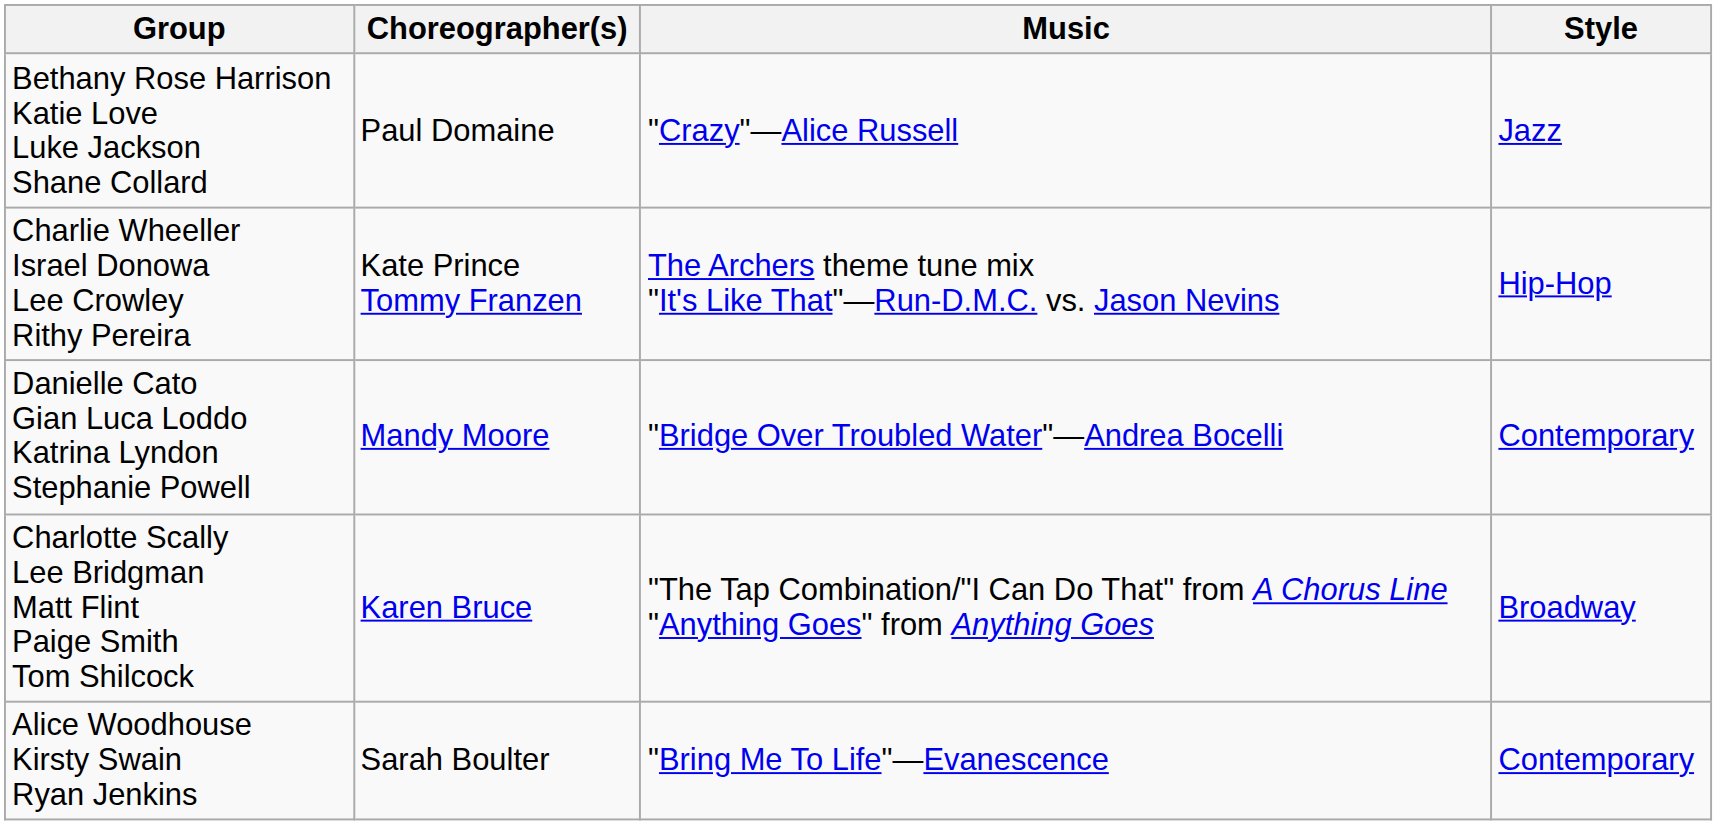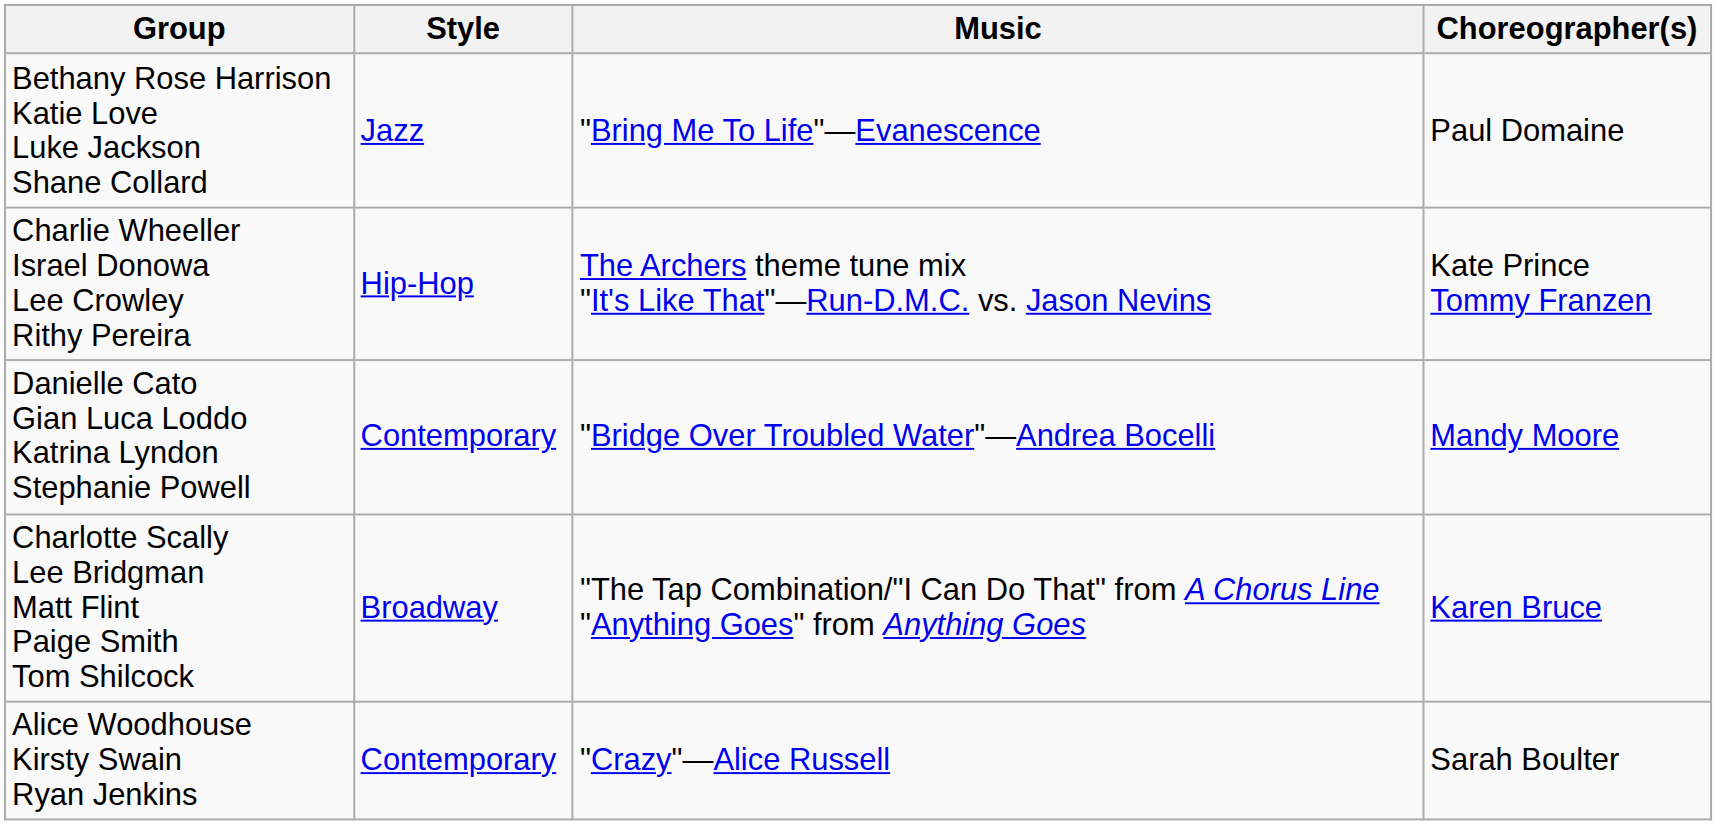columns swapped: (1601, 28) <-> (497, 28)
(803, 130) "Crazy"—Alice Russell -> (810, 130) "Bring Me To Life"—Evanescence
(878, 760) "Bring Me To Life"—Evanescence -> (735, 760) "Crazy"—Alice Russell
